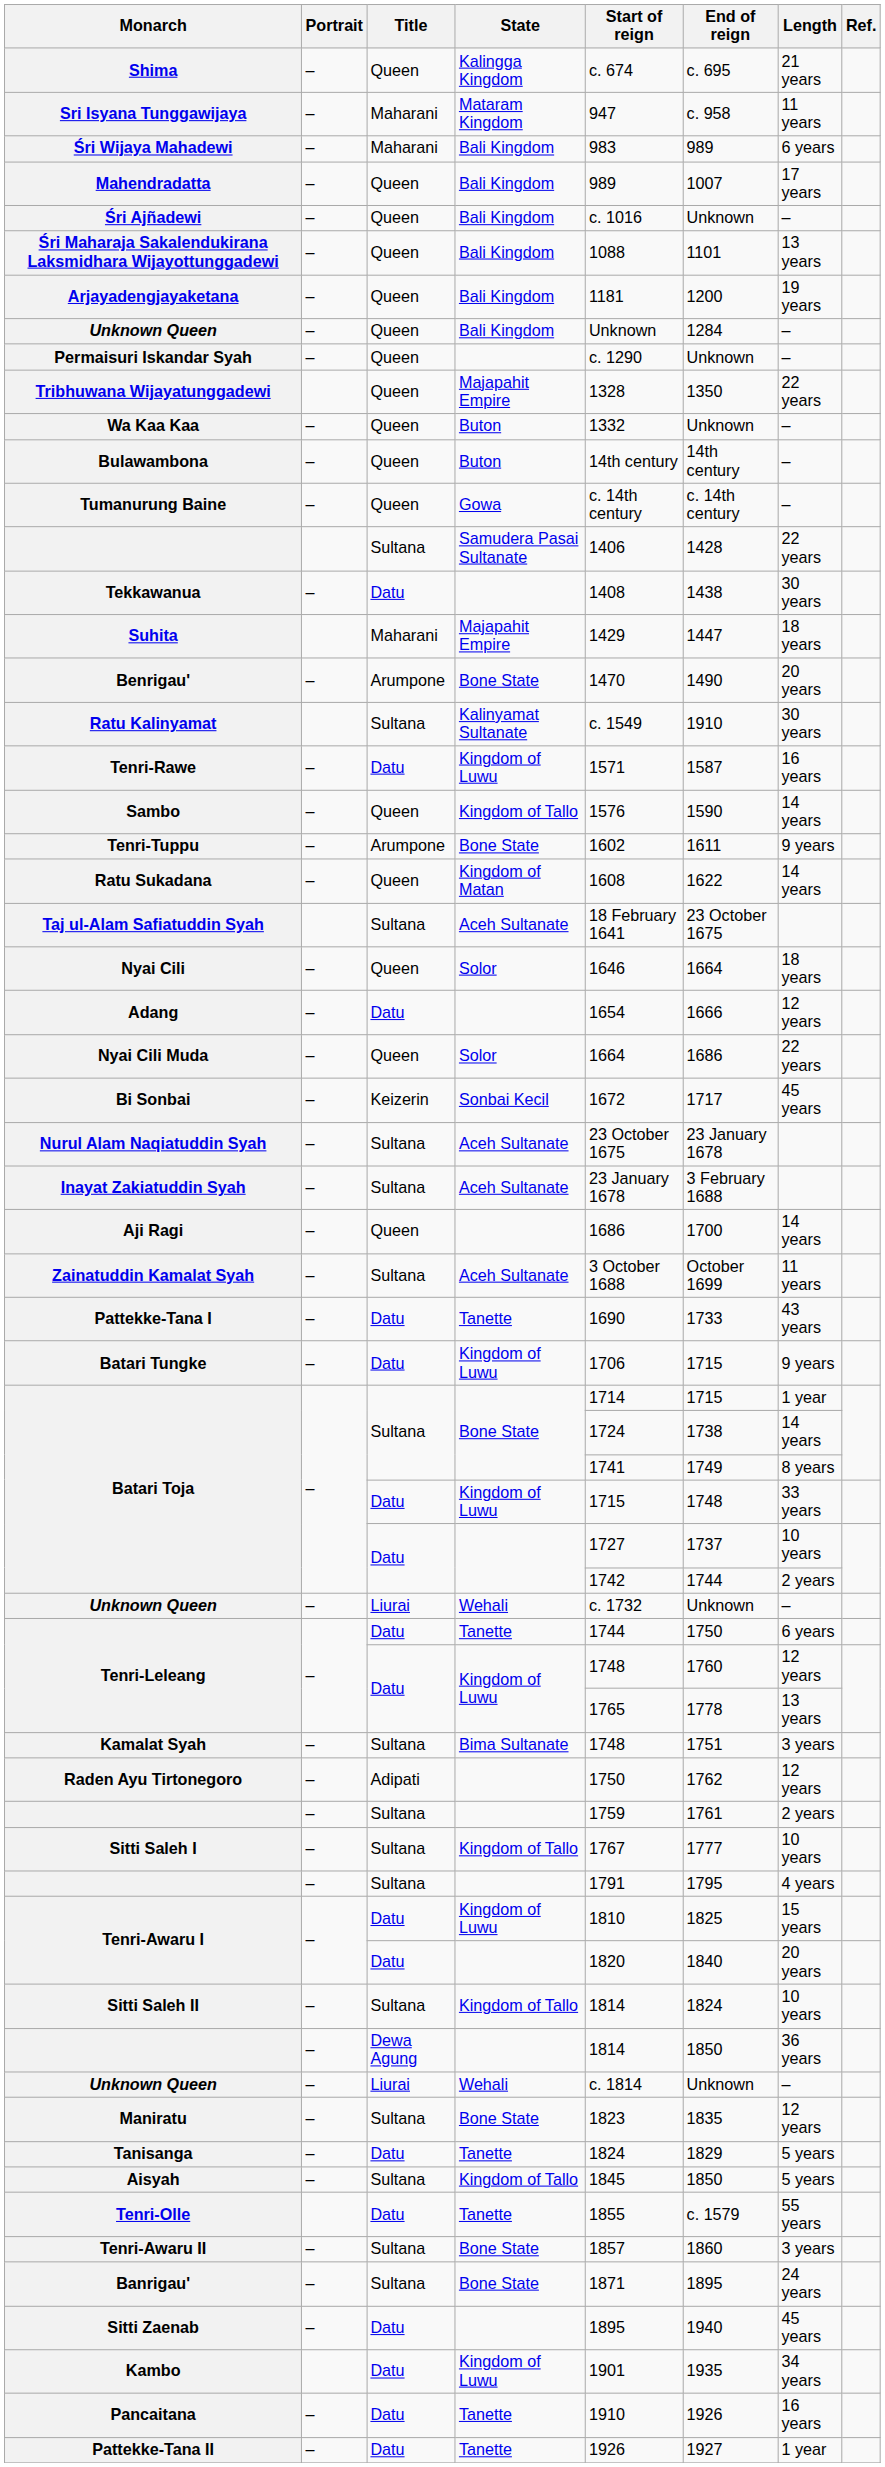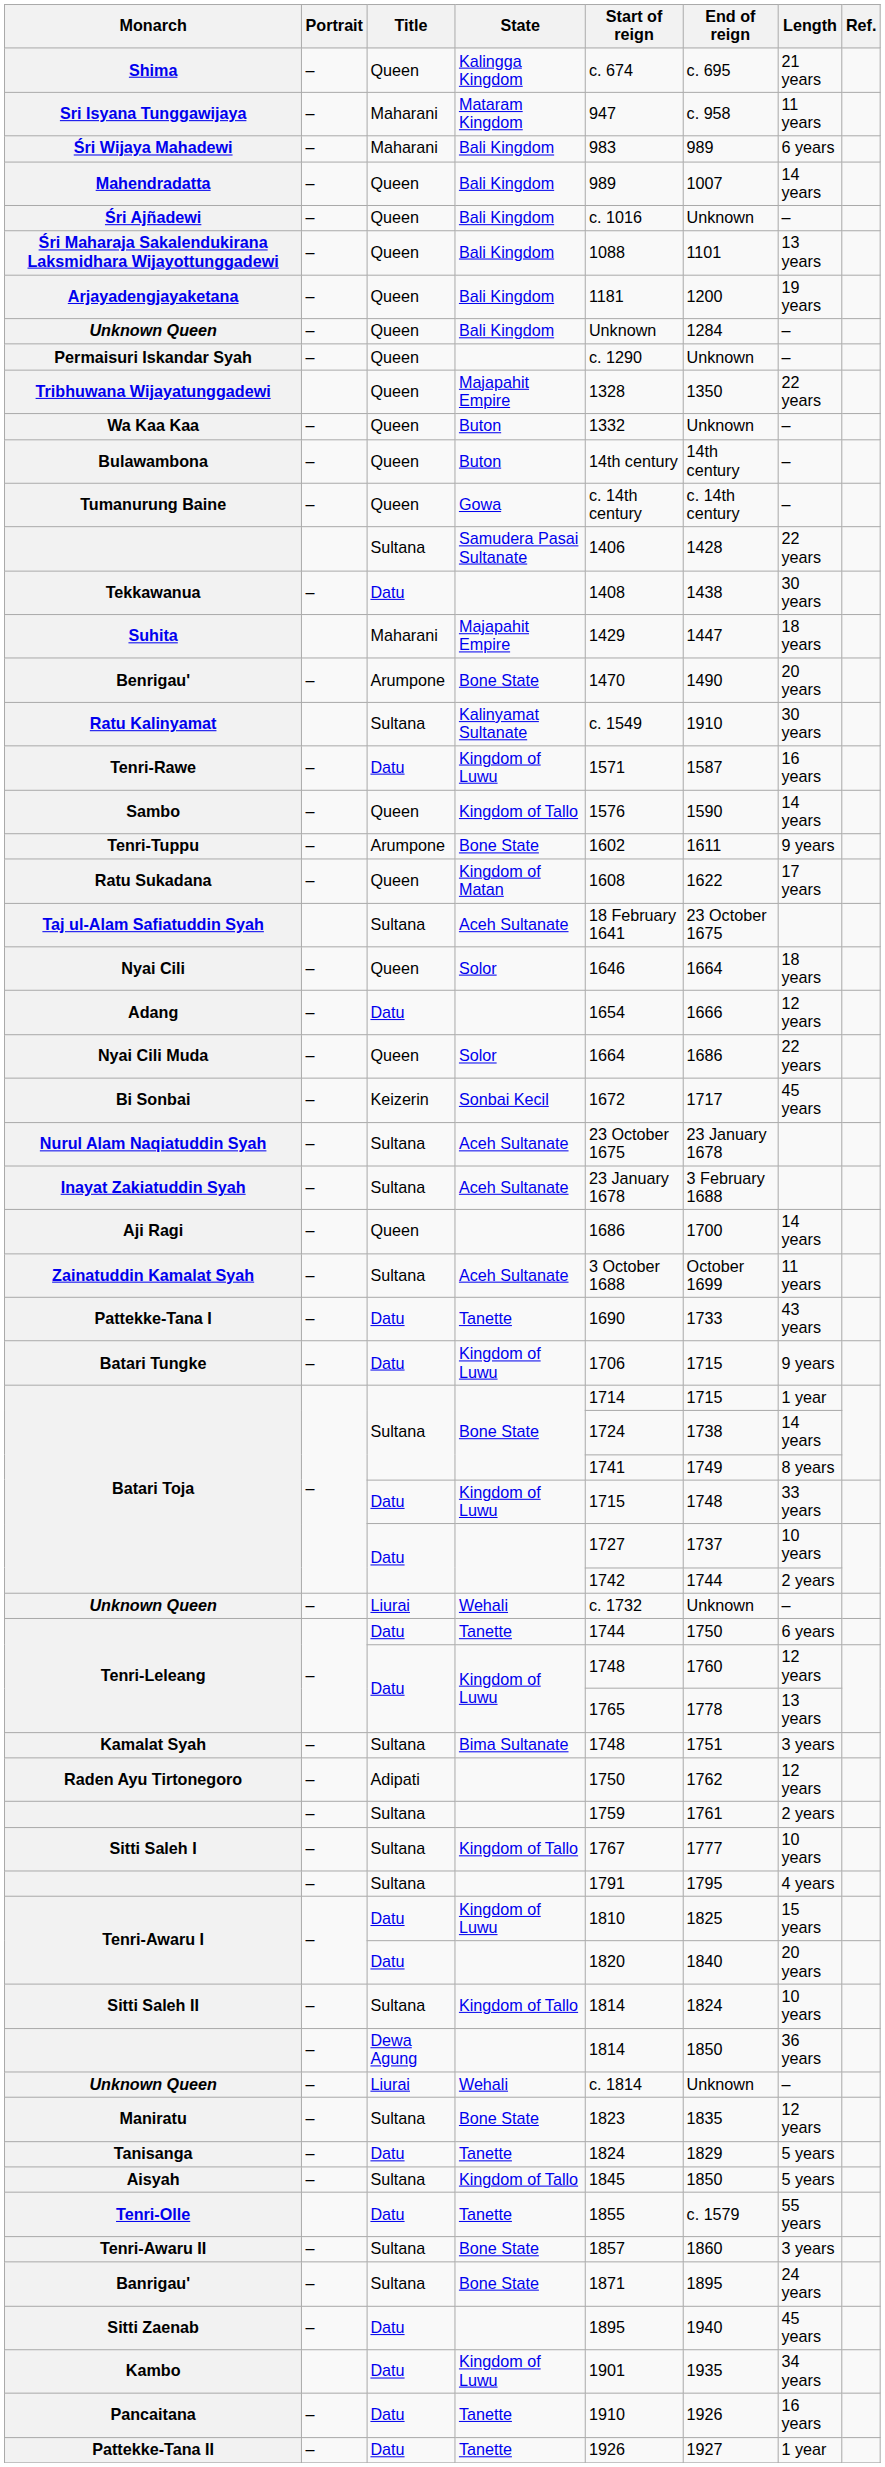(801, 183) 17 years -> (801, 183) 14 years
(801, 881) 14 years -> (801, 881) 17 years
